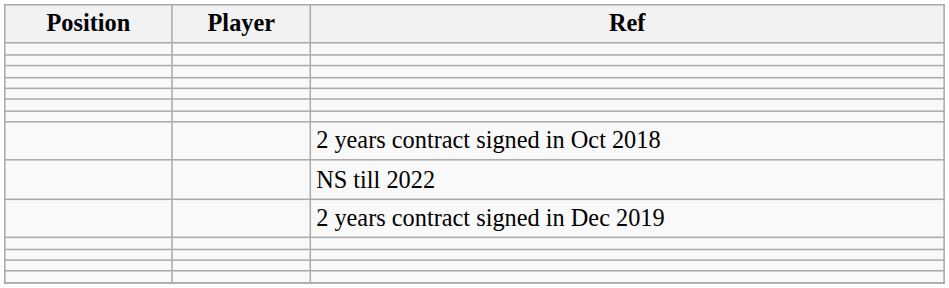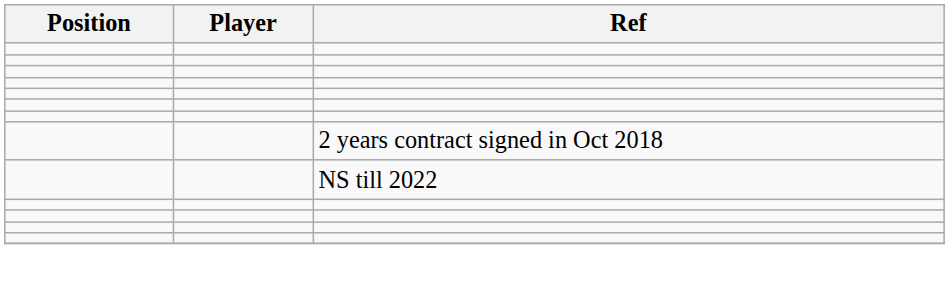- row: (88, 218)
